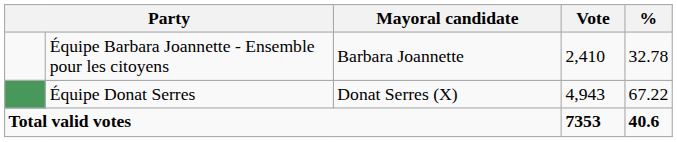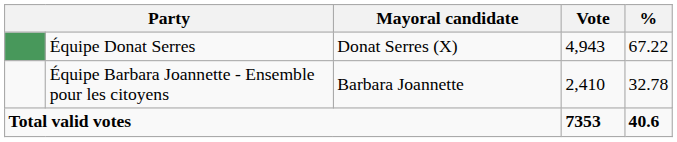rows swapped: (182, 56) <-> (123, 94)
